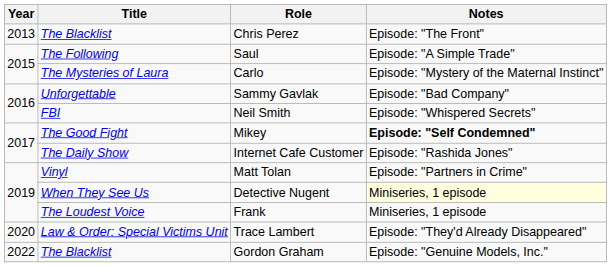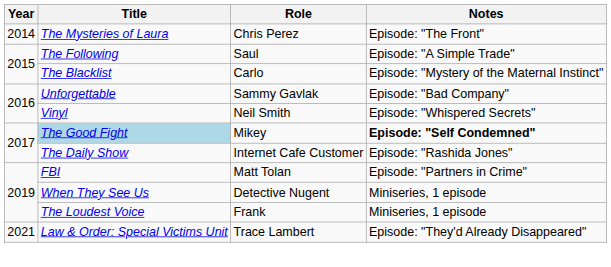(21, 34) 2013 -> (21, 34) 2014
(76, 34) The Blacklist -> (105, 34) The Mysteries of Laura
(105, 73) The Mysteries of Laura -> (76, 73) The Blacklist
(50, 113) FBI -> (54, 113) Vinyl
(84, 133) no background -> (84, 133) lightblue background
(54, 172) Vinyl -> (50, 172) FBI
(428, 192) lightyellow background -> (428, 192) no background
(21, 232) 2020 -> (21, 232) 2021
- row: (279, 251)
